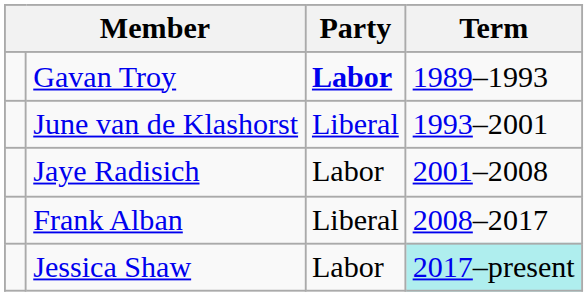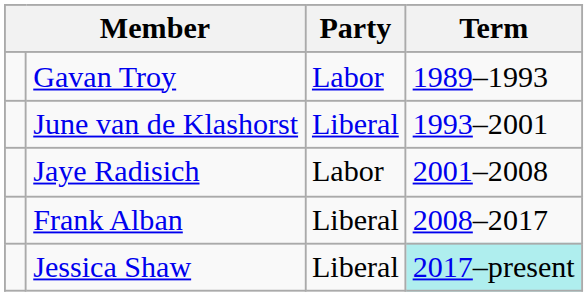(352, 76) bold -> (348, 76) normal
(348, 266) Labor -> (355, 266) Liberal
